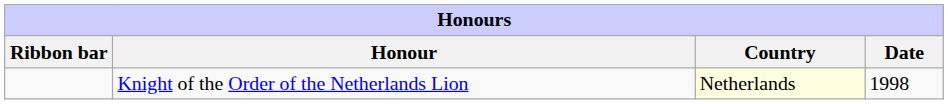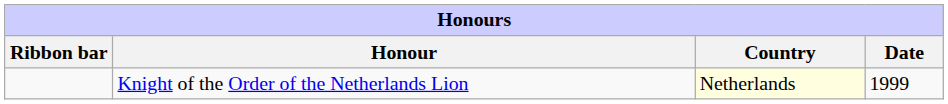(889, 83) 1998 -> (889, 83) 1999
